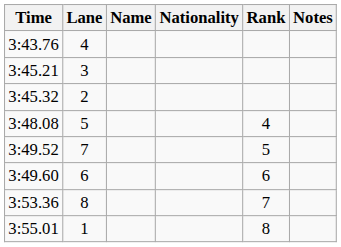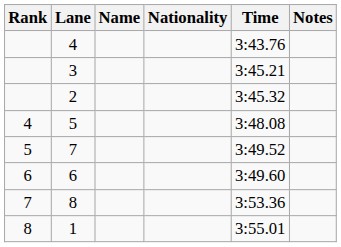columns swapped: (266, 17) <-> (34, 17)
